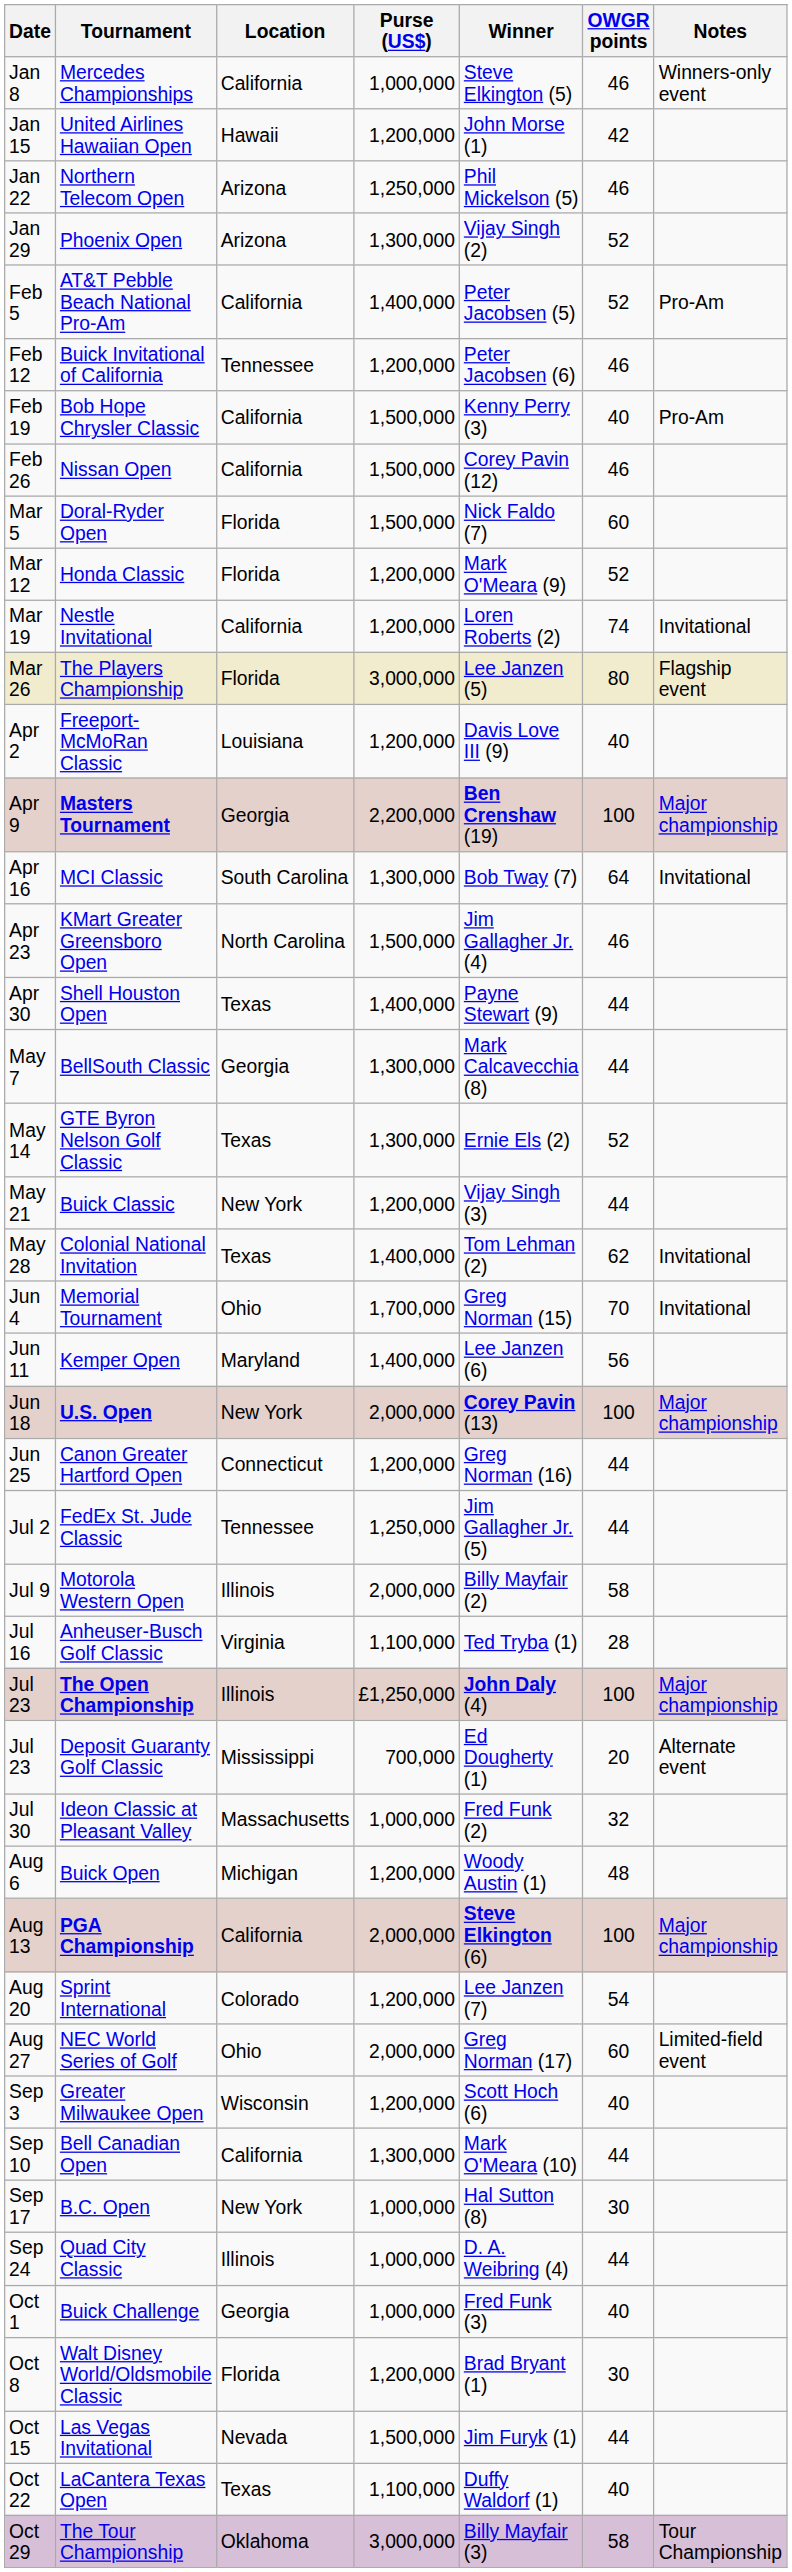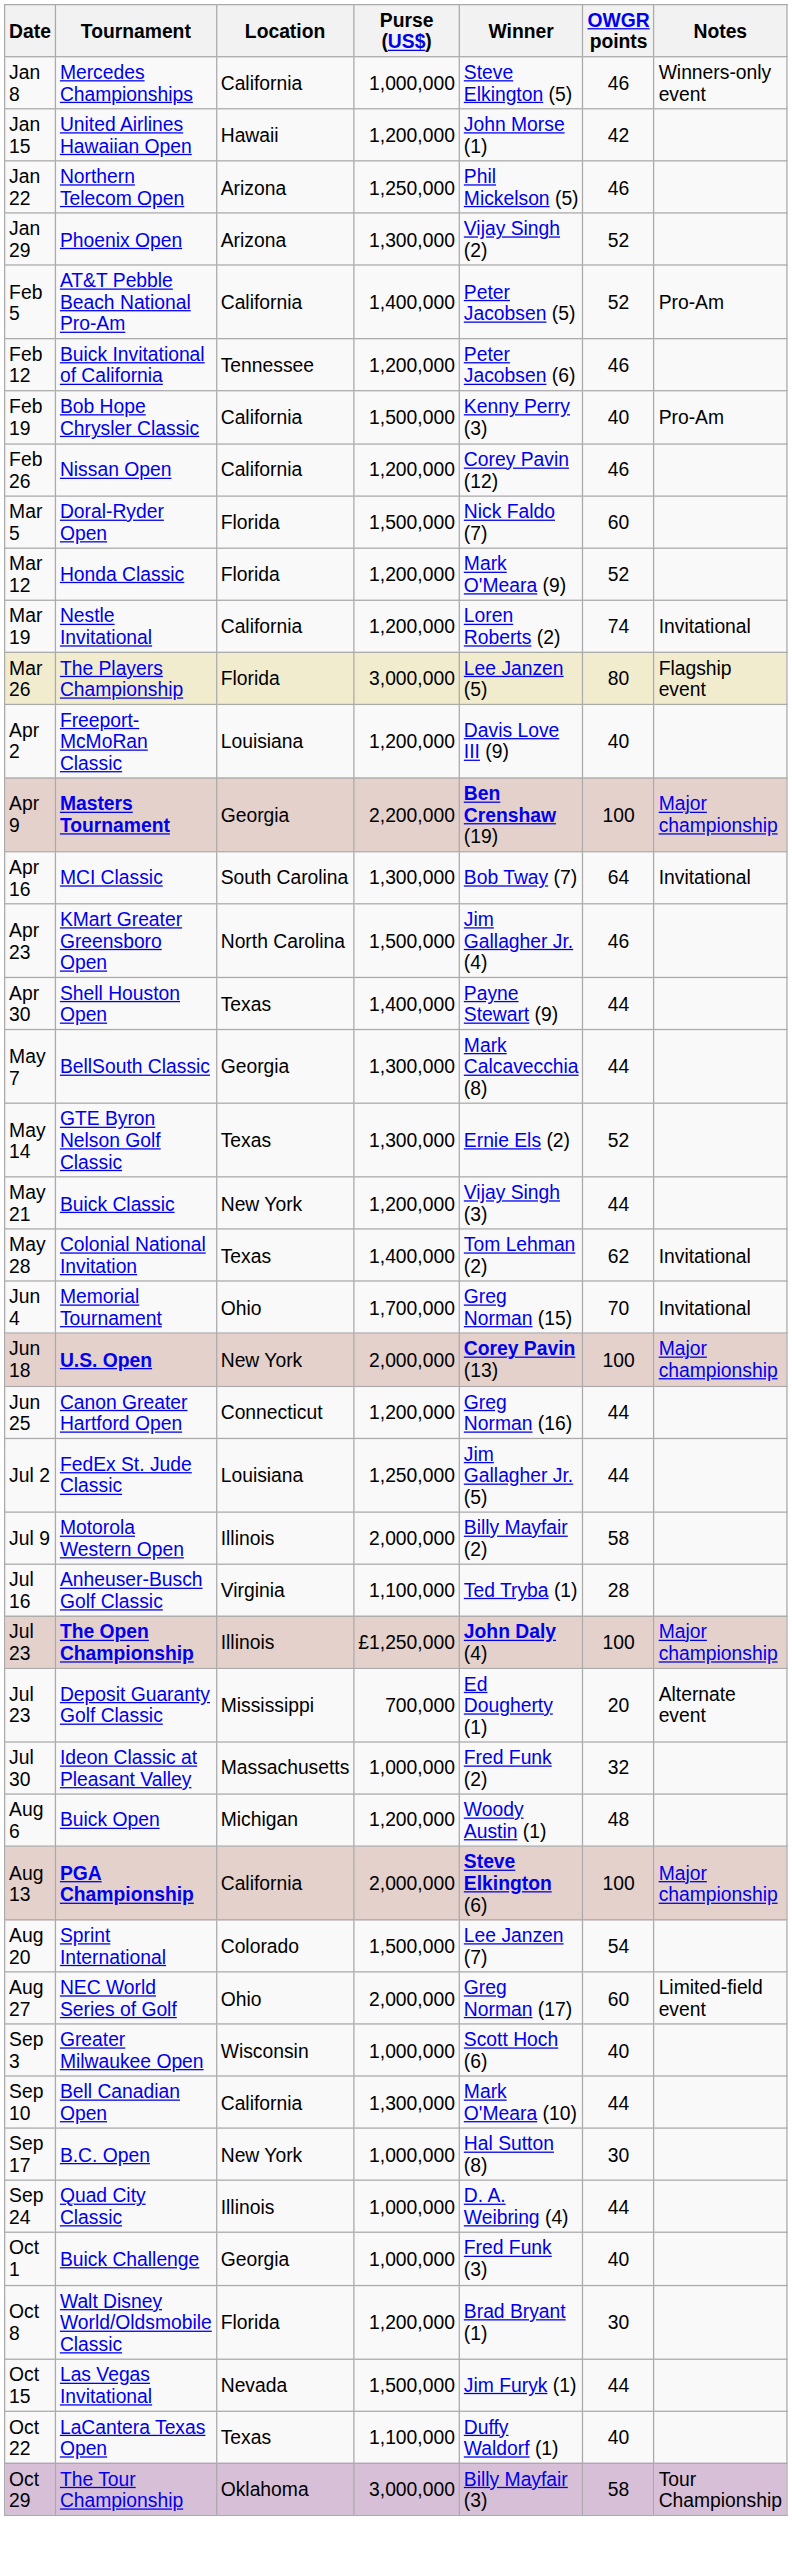(412, 470) 1,500,000 -> (412, 470) 1,200,000
- row: (120, 1360)
(267, 1527) Tennessee -> (262, 1475) Louisiana
(412, 1998) 1,200,000 -> (412, 1946) 1,500,000
(412, 2103) 1,200,000 -> (412, 2050) 1,000,000
